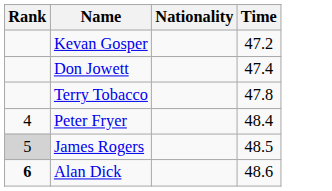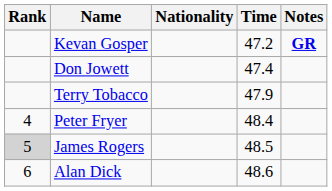+ column: (304, 17)
(259, 95) 47.8 -> (259, 95) 47.9
(27, 172) bold -> (27, 172) normal
